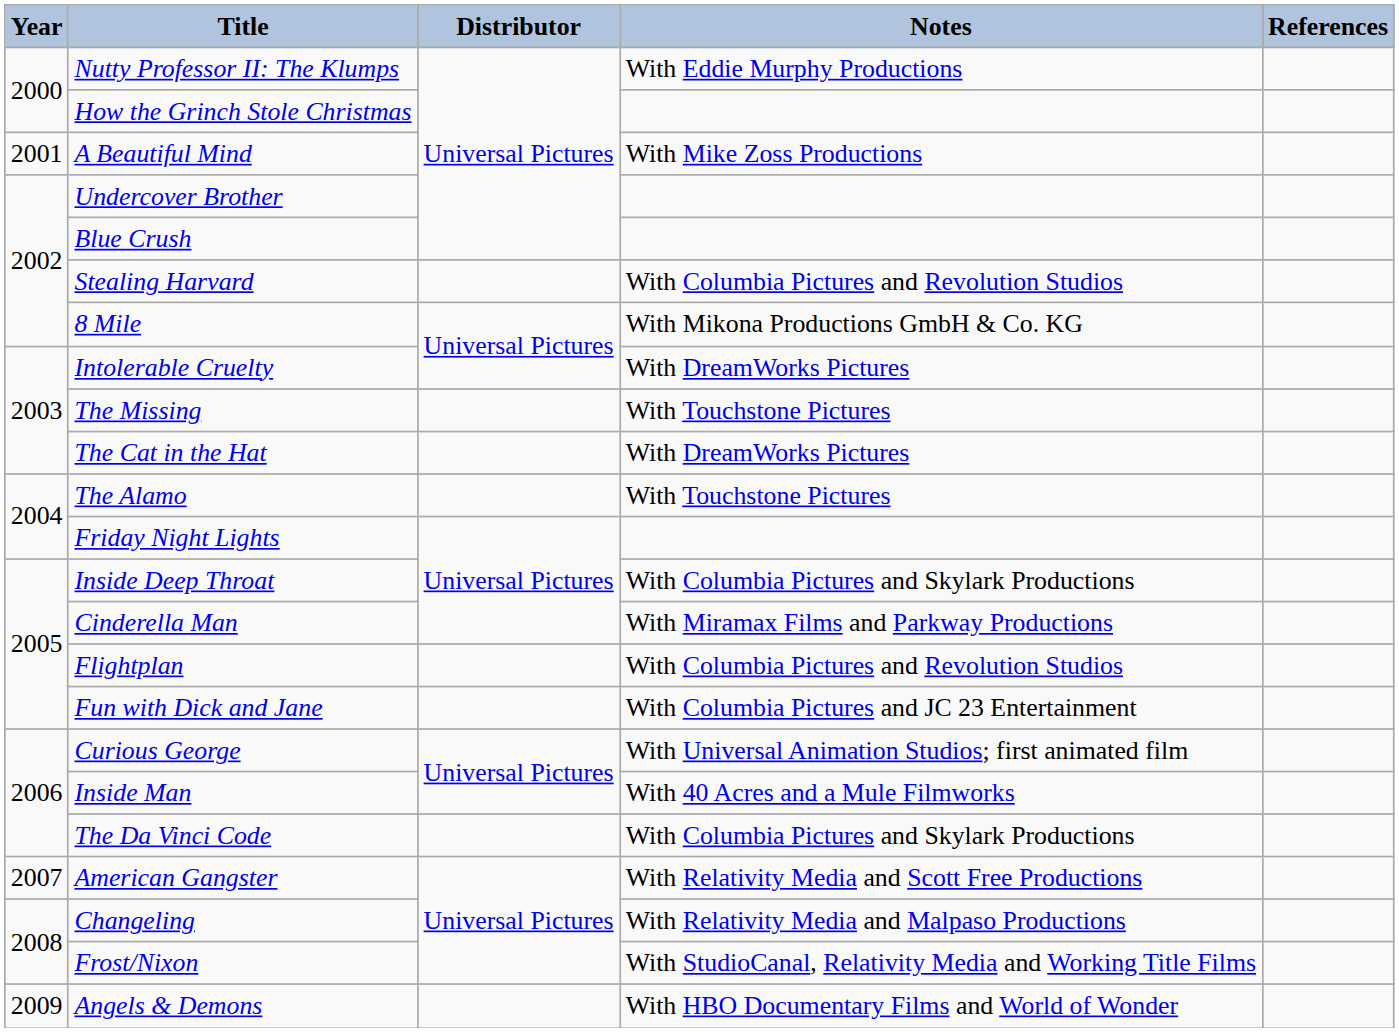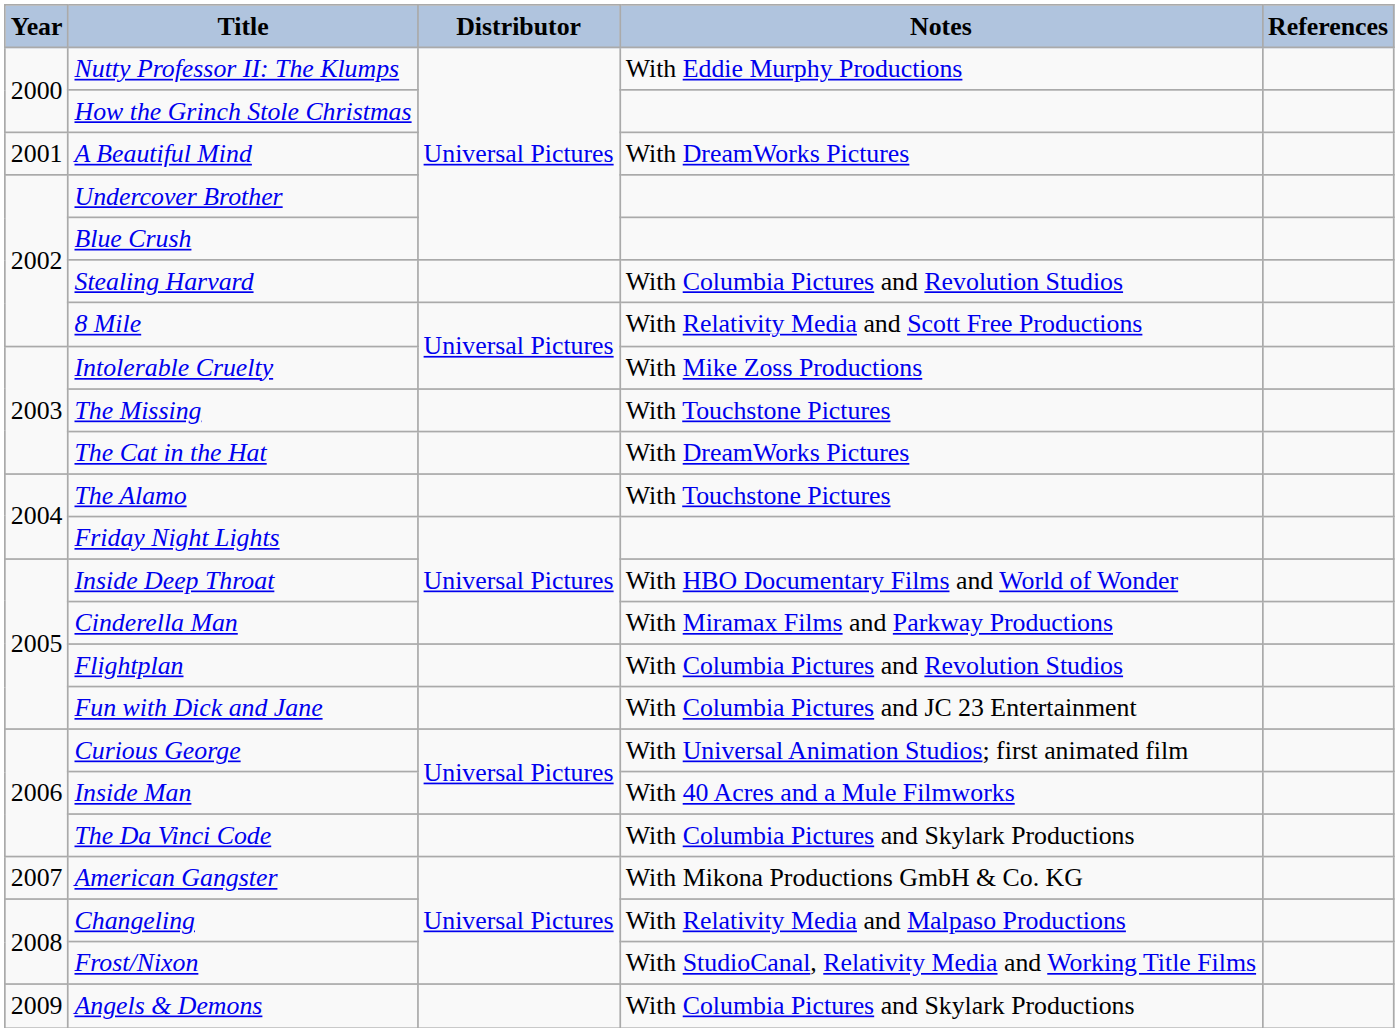(774, 153) With Mike Zoss Productions -> (767, 153) With DreamWorks Pictures
(854, 324) With Mikona Productions GmbH & Co. KG -> (884, 324) With Relativity Media and Scott Free Productions
(767, 366) With DreamWorks Pictures -> (774, 366) With Mike Zoss Productions
(880, 579) With Columbia Pictures and Skylark Productions -> (902, 579) With HBO Documentary Films and World of Wonder
(884, 878) With Relativity Media and Scott Free Productions -> (854, 878) With Mikona Productions GmbH & Co. KG
(902, 1005) With HBO Documentary Films and World of Wonder -> (880, 1005) With Columbia Pictures and Skylark Productions
